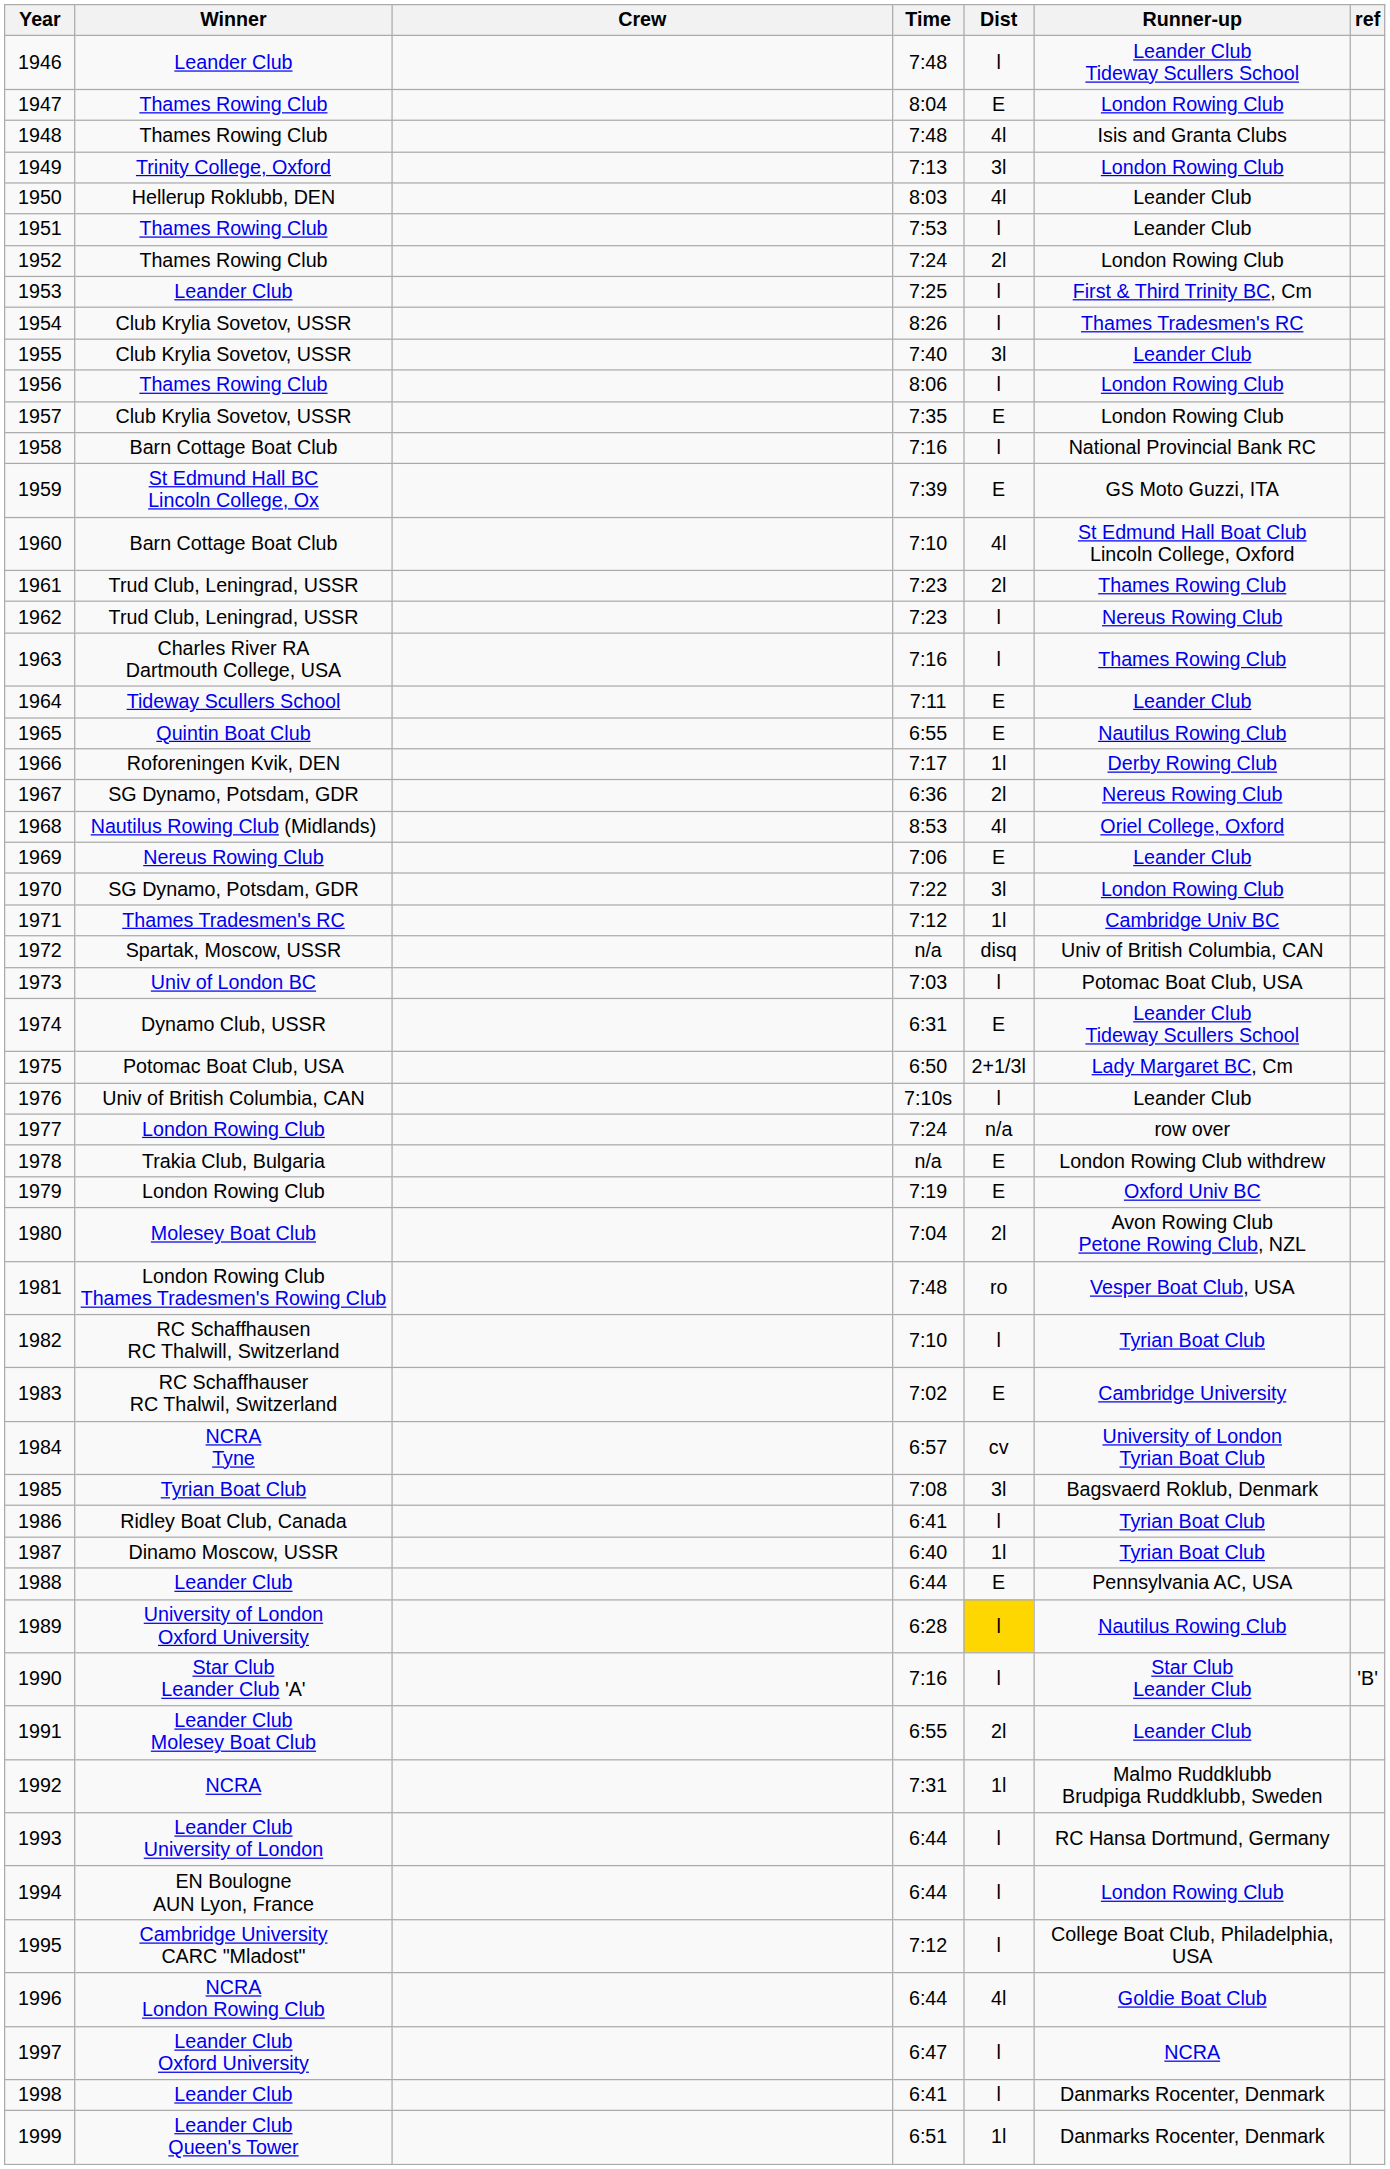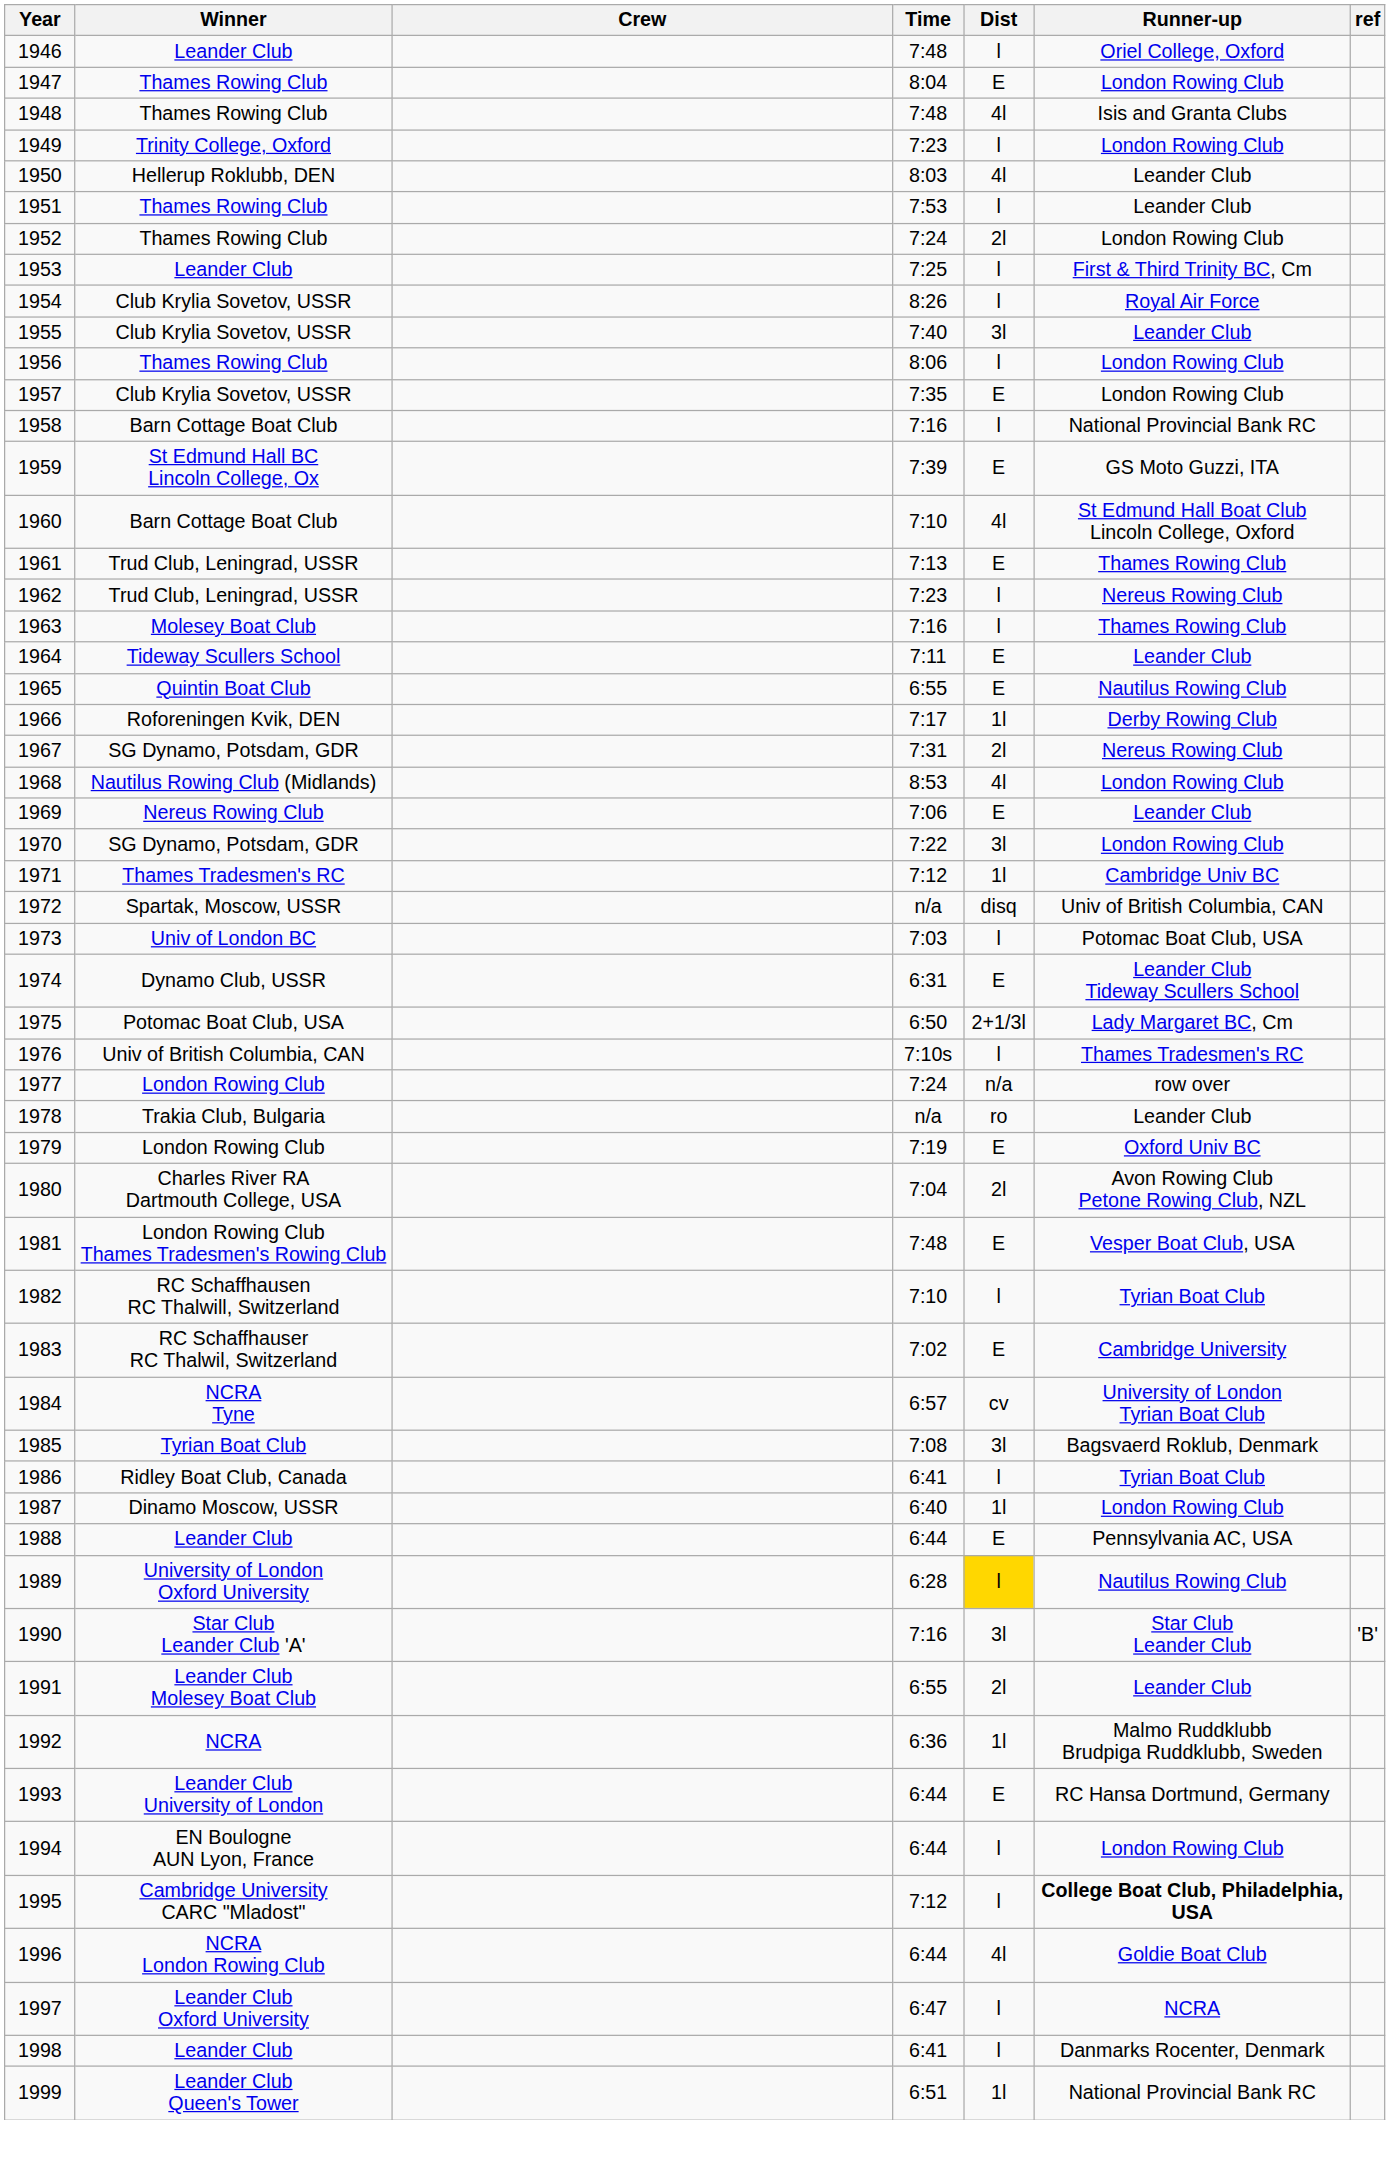(1192, 62) Leander Club Tideway Scullers School -> (1192, 51) Oriel College, Oxford
(928, 167) 7:13 -> (928, 144) 7:23
(999, 167) 3l -> (999, 144) l
(1192, 323) Thames Tradesmen's RC -> (1192, 301) Royal Air Force
(928, 585) 7:23 -> (928, 563) 7:13
(999, 585) 2l -> (999, 563) E
(233, 659) Charles River RA Dartmouth College, USA -> (233, 626) Molesey Boat Club
(928, 795) 6:36 -> (928, 751) 7:31
(1192, 826) Oriel College, Oxford -> (1192, 782) London Rowing Club
(1192, 1098) Leander Club -> (1192, 1054) Thames Tradesmen's RC
(999, 1160) E -> (999, 1116) ro
(1192, 1160) London Rowing Club withdrew -> (1192, 1116) Leander Club
(233, 1234) Molesey Boat Club -> (233, 1189) Charles River RA Dartmouth College, USA
(999, 1287) ro -> (999, 1243) E
(1192, 1552) Tyrian Boat Club -> (1192, 1508) London Rowing Club
(999, 1679) l -> (999, 1634) 3l
(928, 1785) 7:31 -> (928, 1741) 6:36
(999, 1839) l -> (999, 1794) E
(1192, 1945) normal -> (1192, 1901) bold
(1192, 2137) Danmarks Rocenter, Denmark -> (1192, 2092) National Provincial Bank RC
